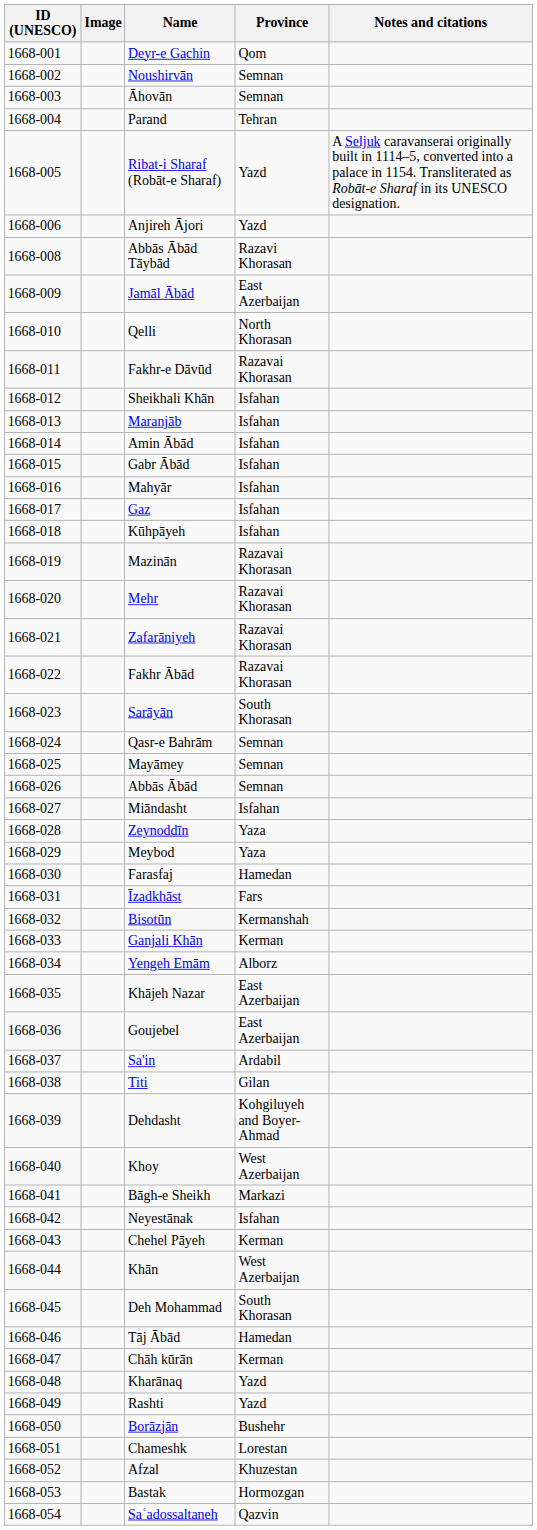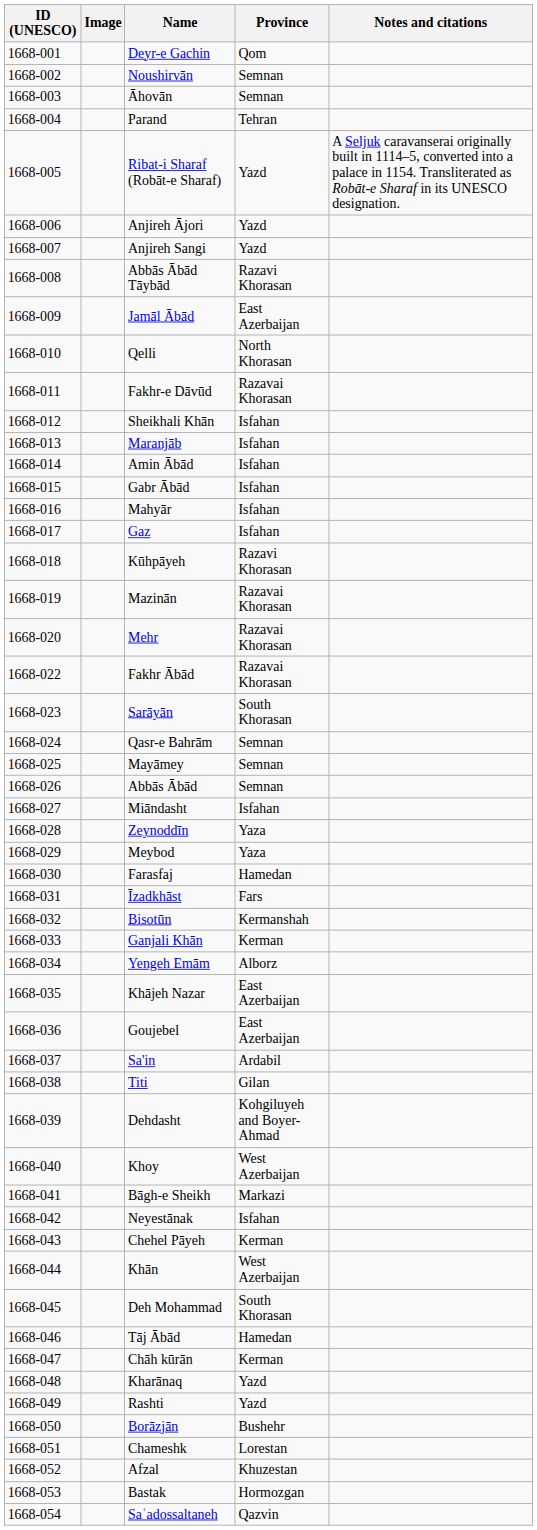+ row: (167, 248)
(259, 531) Isfahan -> (265, 561) Razavi Khorasan
- row: (162, 637)
